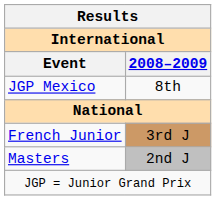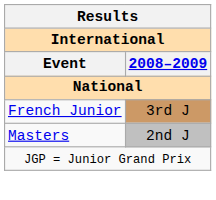- row: (52, 88)
